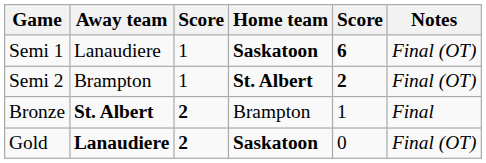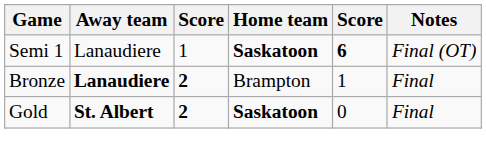- row: (36, 81)
(114, 111) St. Albert -> (122, 81) Lanaudiere
(122, 142) Lanaudiere -> (114, 111) St. Albert
(434, 142) Final (OT) -> (413, 111) Final
